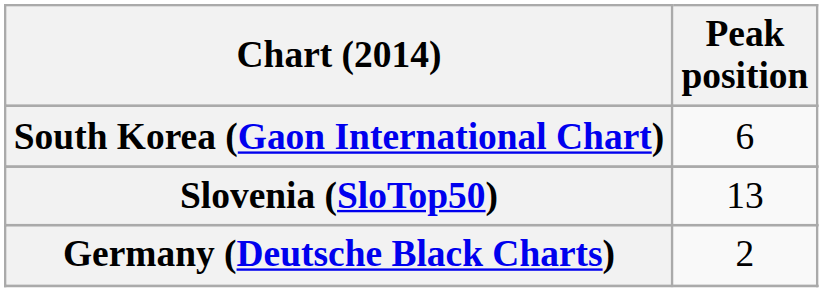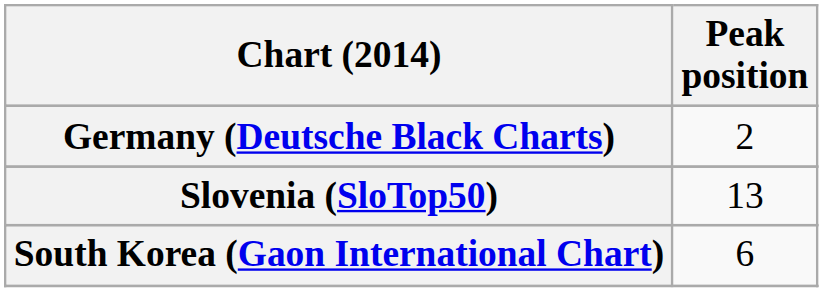rows swapped: (339, 254) <-> (339, 135)
